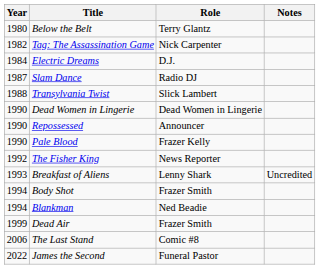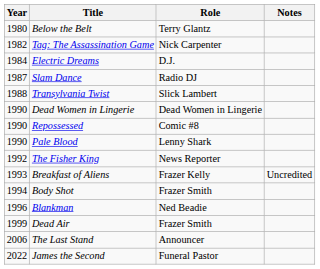(181, 126) Announcer -> (179, 126) Comic #8
(184, 142) Frazer Kelly -> (185, 142) Lenny Shark
(185, 175) Lenny Shark -> (184, 175) Frazer Kelly
(17, 207) 1994 -> (17, 207) 1996
(179, 239) Comic #8 -> (181, 239) Announcer
